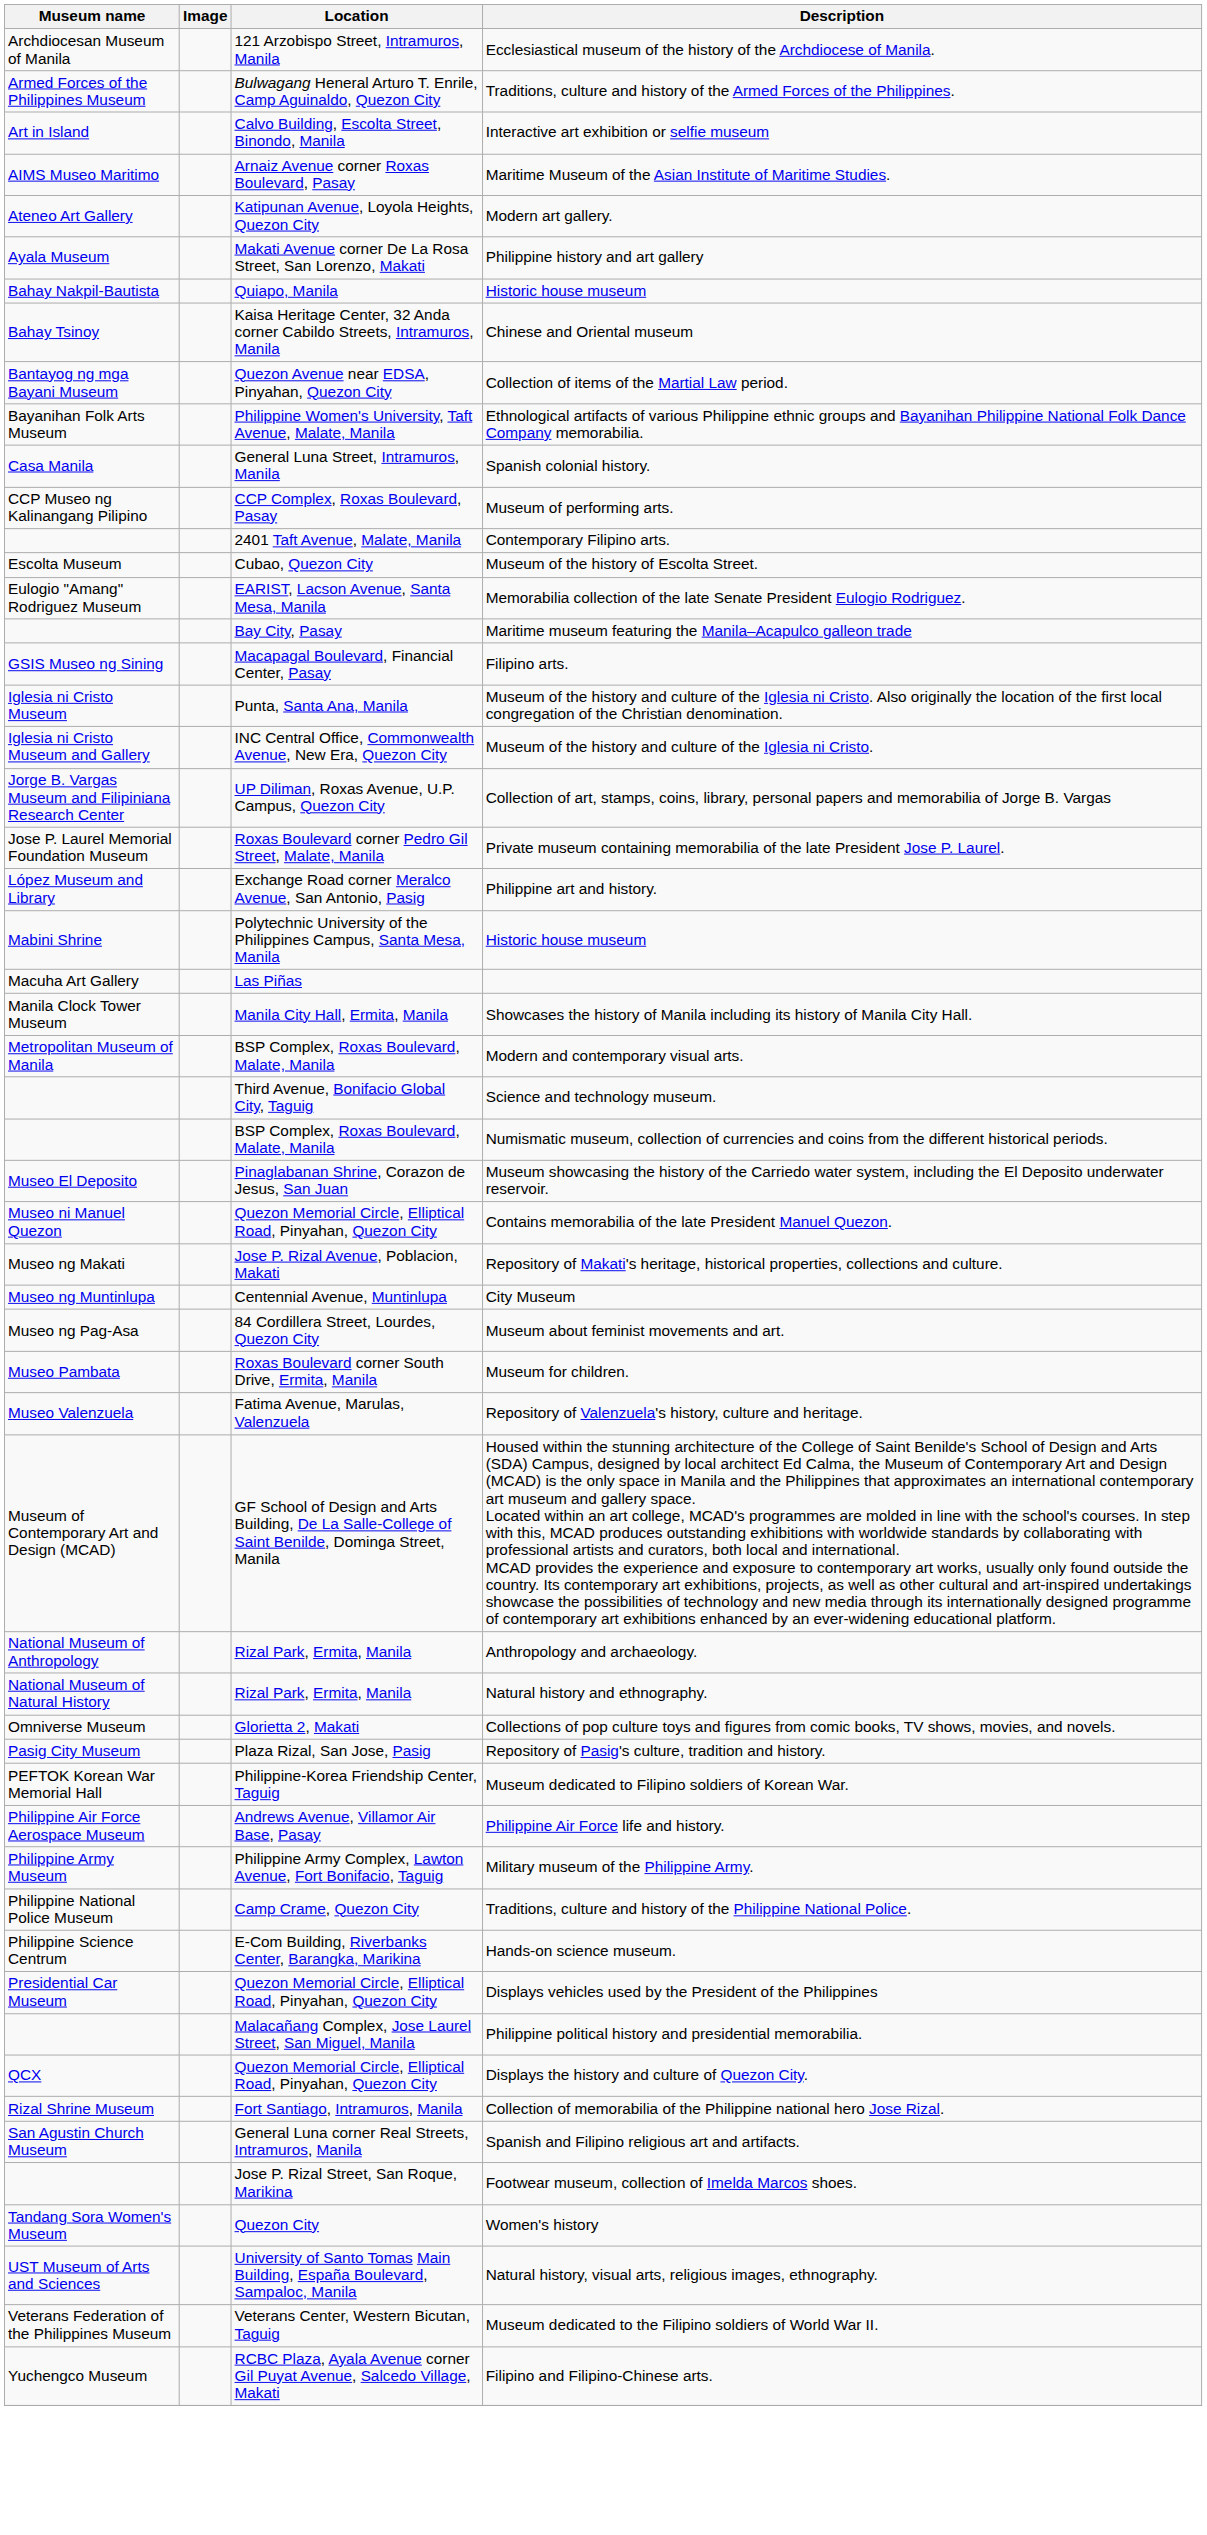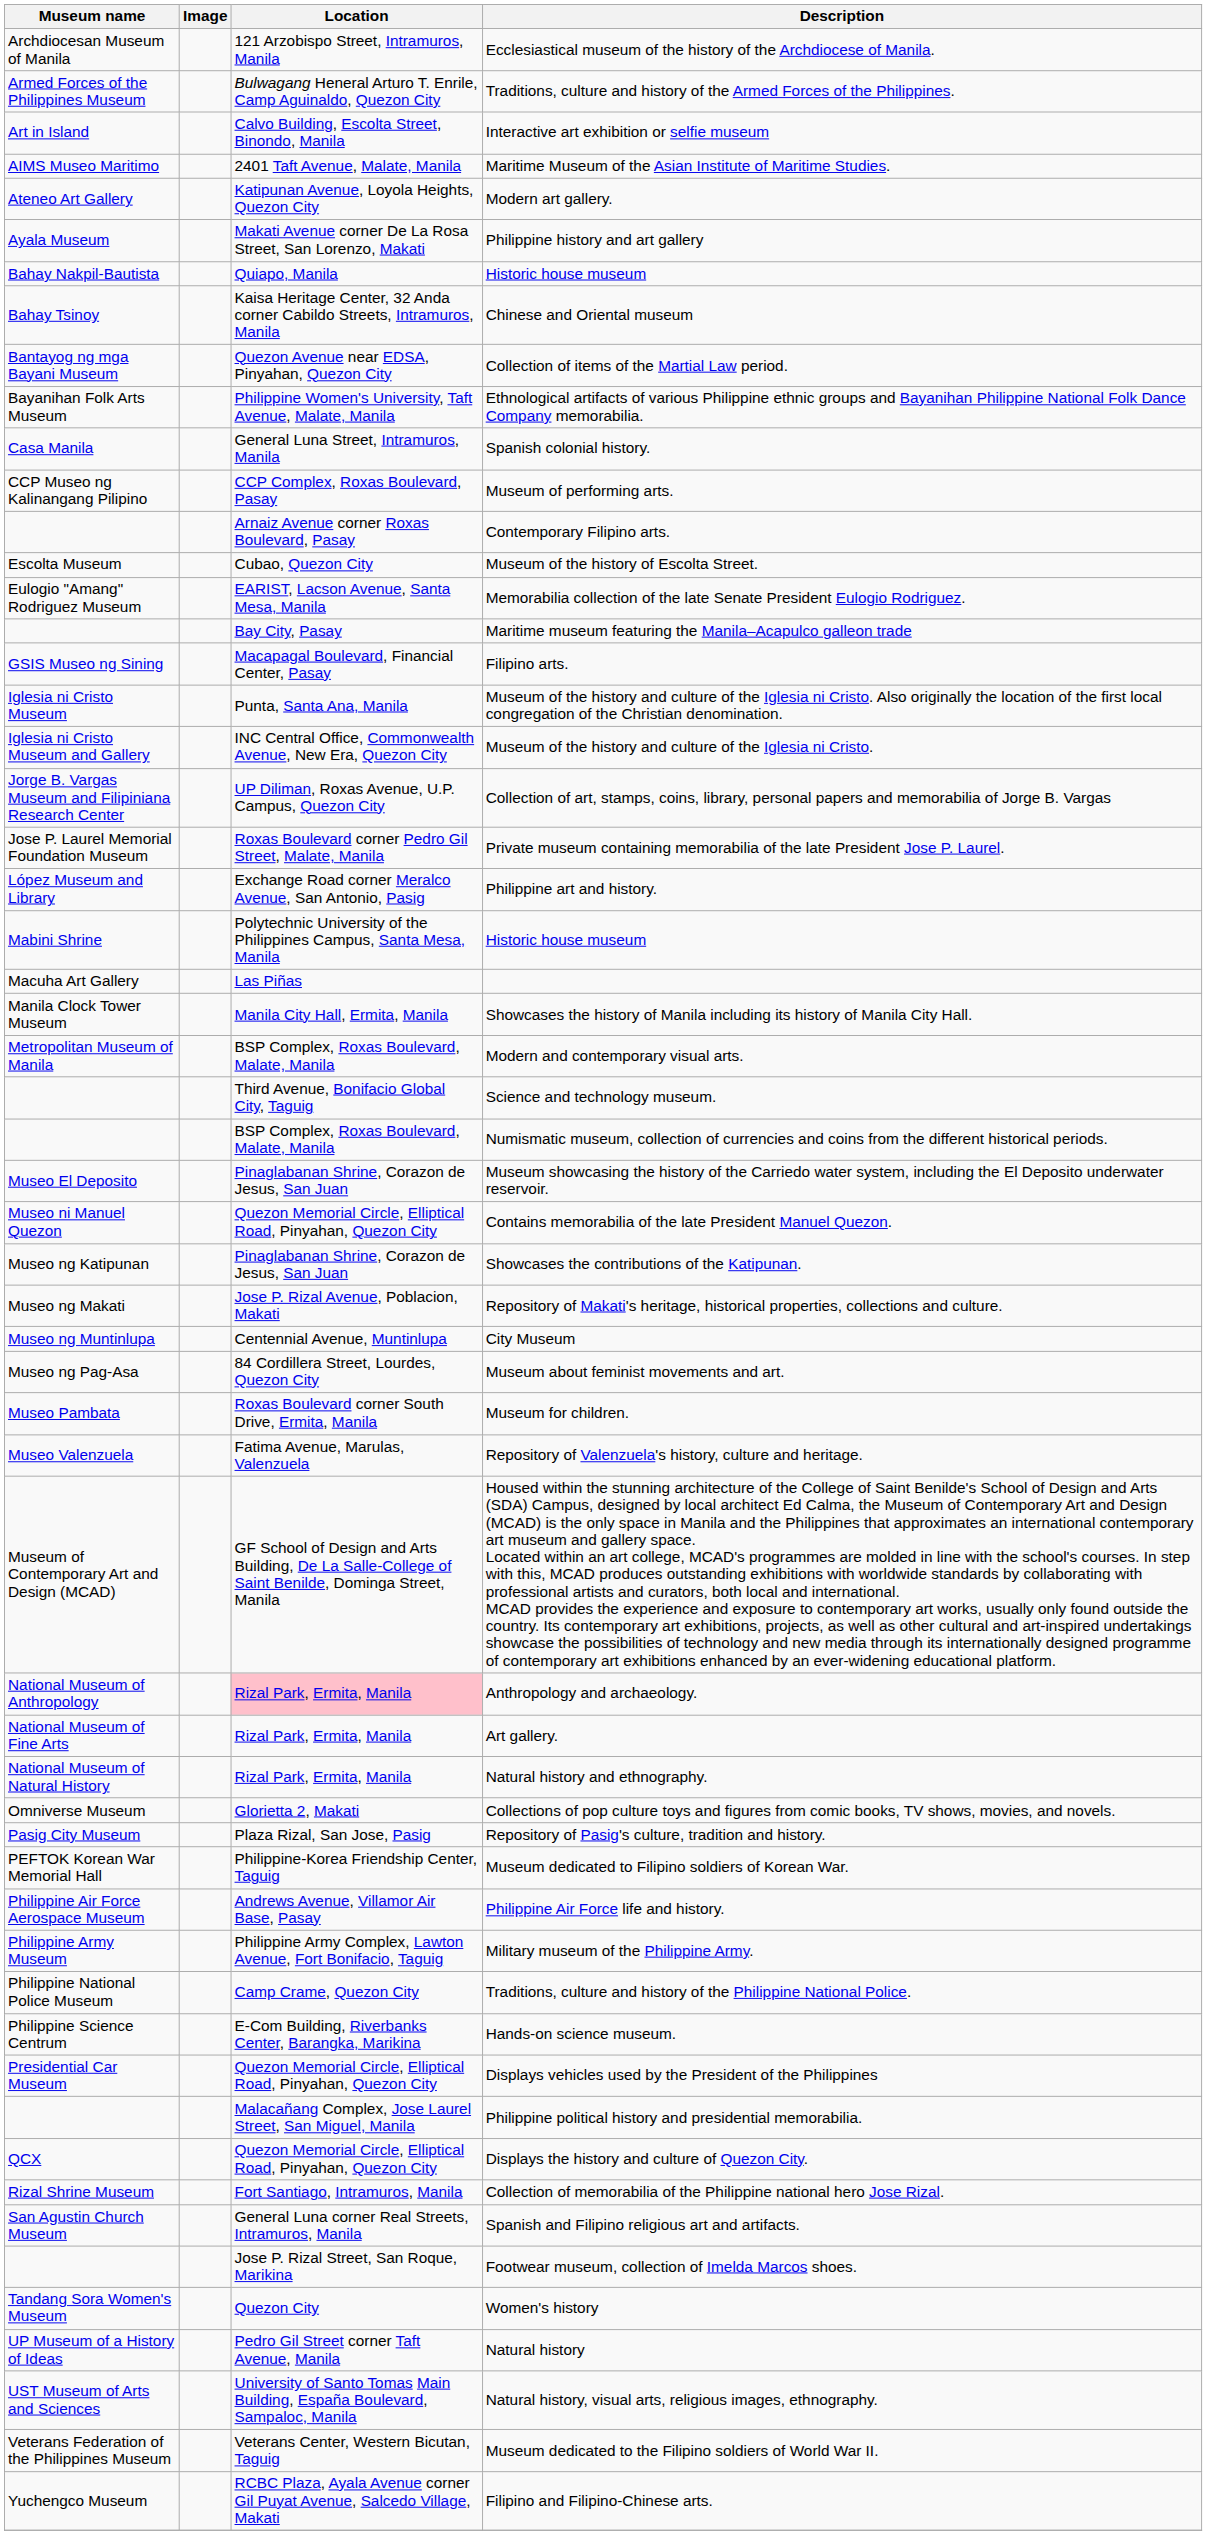(332, 174) Arnaiz Avenue corner Roxas Boulevard, Pasay -> (348, 165) 2401 Taft Avenue, Malate, Manila
(348, 540) 2401 Taft Avenue, Malate, Manila -> (332, 532) Arnaiz Avenue corner Roxas Boulevard, Pasay
+ row: (78, 1264)
(323, 1652) no background -> (323, 1694) pink background
+ row: (76, 1735)
+ row: (91, 2350)
